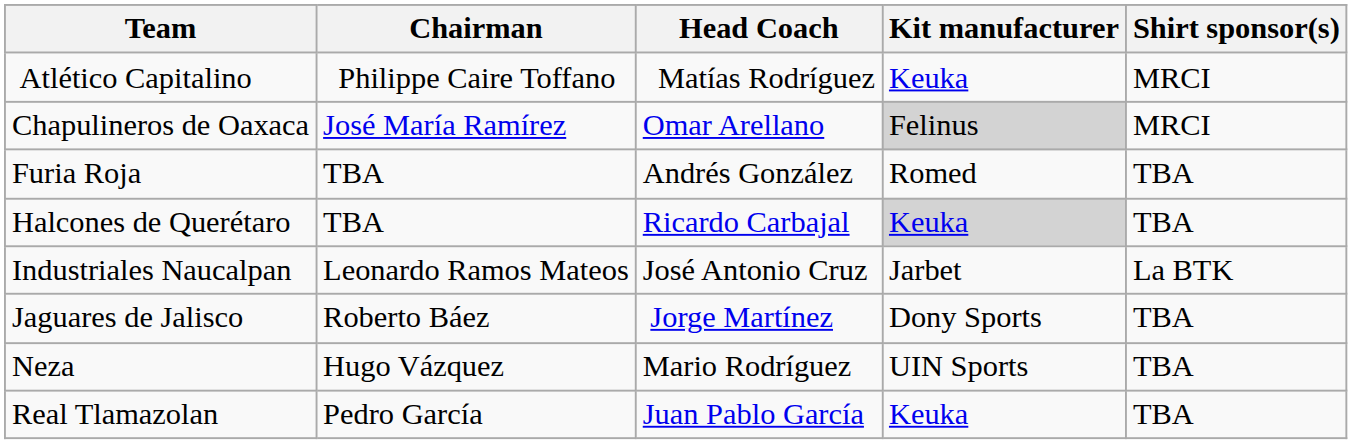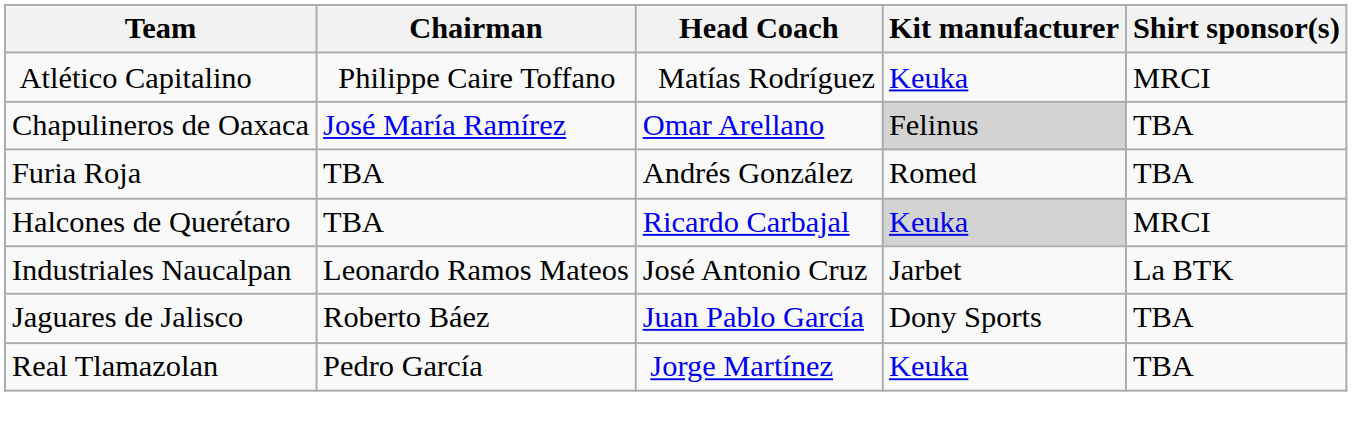(1172, 125) MRCI -> (1163, 125) TBA
(1163, 221) TBA -> (1172, 221) MRCI
(738, 317) Jorge Martínez -> (753, 317) Juan Pablo García
- row: (43, 366)
(753, 414) Juan Pablo García -> (738, 366) Jorge Martínez
